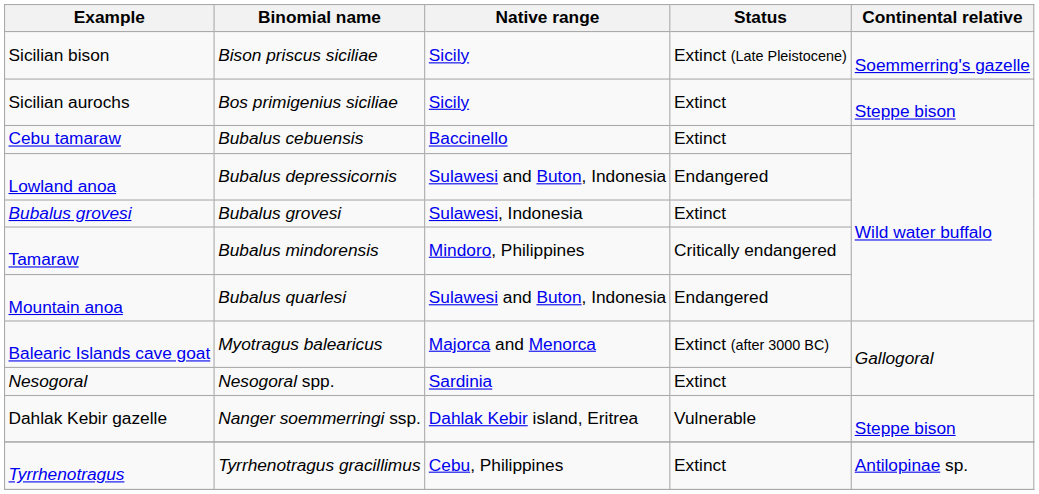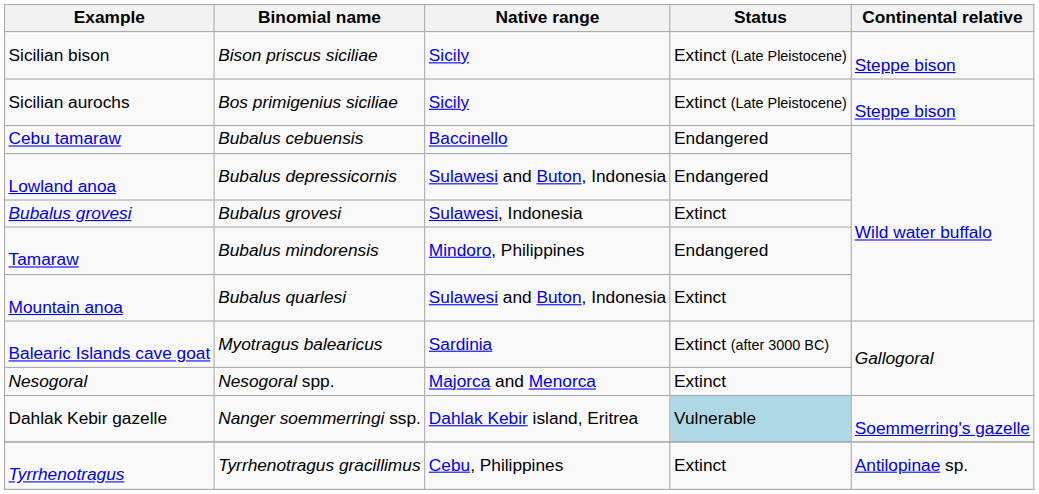(942, 65) Soemmerring's gazelle -> (905, 65) Steppe bison
(700, 102) Extinct -> (760, 102) Extinct (Late Pleistocene)
(700, 139) Extinct -> (721, 139) Endangered
(755, 250) Critically endangered -> (721, 250) Endangered
(721, 297) Endangered -> (700, 297) Extinct
(512, 344) Majorca and Menorca -> (461, 344) Sardinia
(461, 381) Sardinia -> (512, 381) Majorca and Menorca
(715, 418) no background -> (715, 418) lightblue background
(905, 428) Steppe bison -> (942, 428) Soemmerring's gazelle
